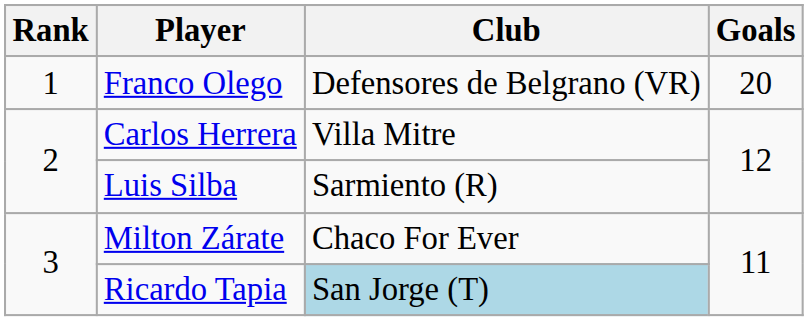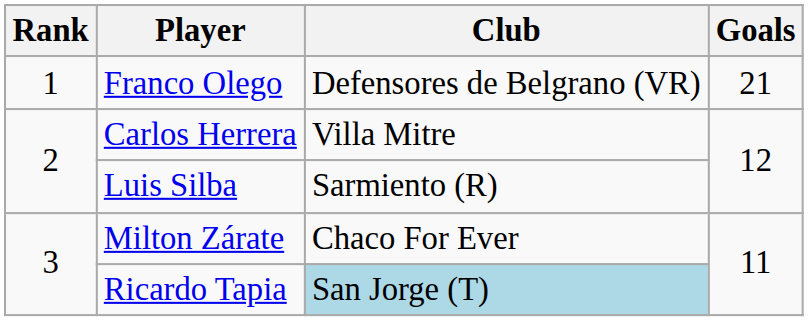(756, 82) 20 -> (756, 82) 21
